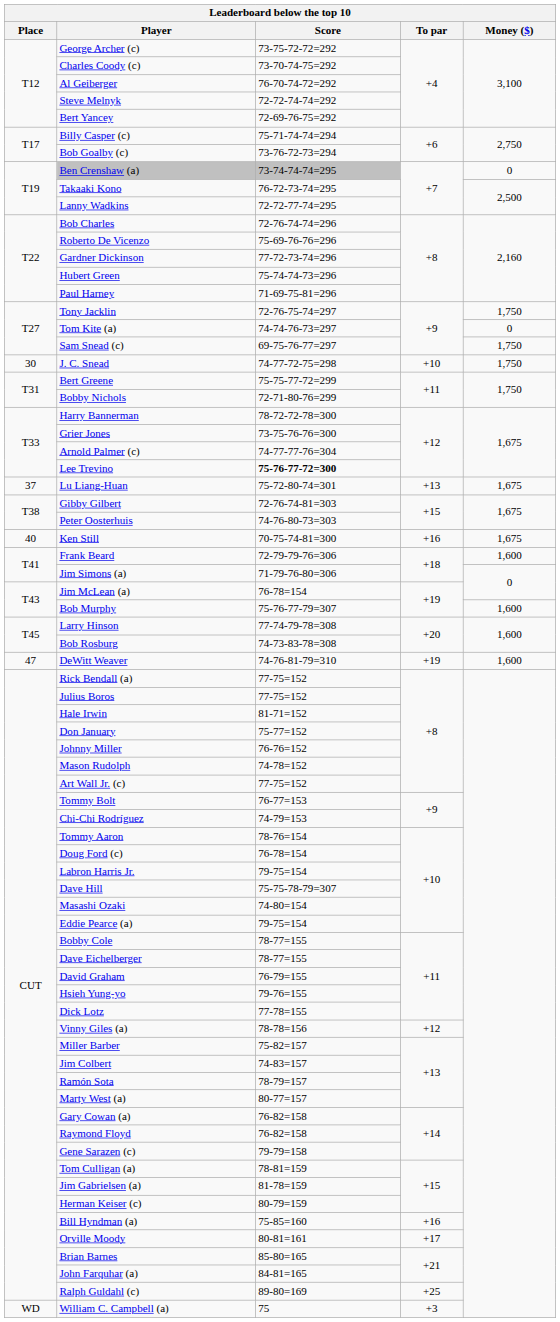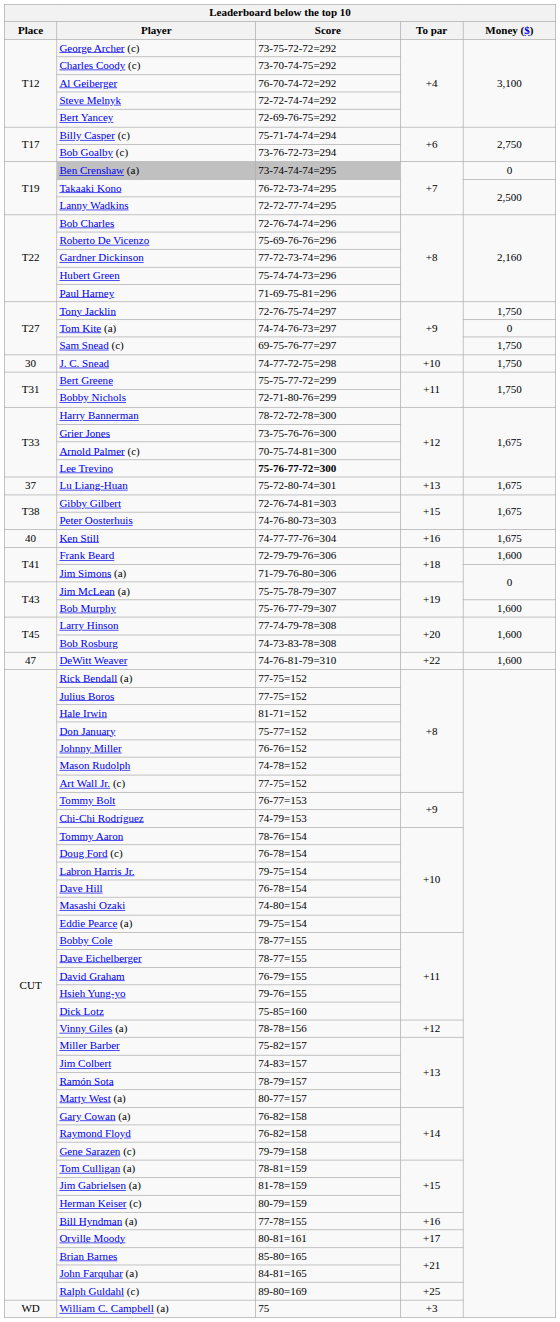(297, 450) 74-77-77-76=304 -> (297, 450) 70-75-74-81=300
(297, 538) 70-75-74-81=300 -> (297, 538) 74-77-77-76=304
(282, 591) 76-78=154 -> (297, 591) 75-75-78-79=307
(432, 661) +19 -> (432, 661) +22
(297, 888) 75-75-78-79=307 -> (282, 888) 76-78=154
(282, 1011) 77-78=155 -> (282, 1011) 75-85=160
(282, 1221) 75-85=160 -> (282, 1221) 77-78=155
